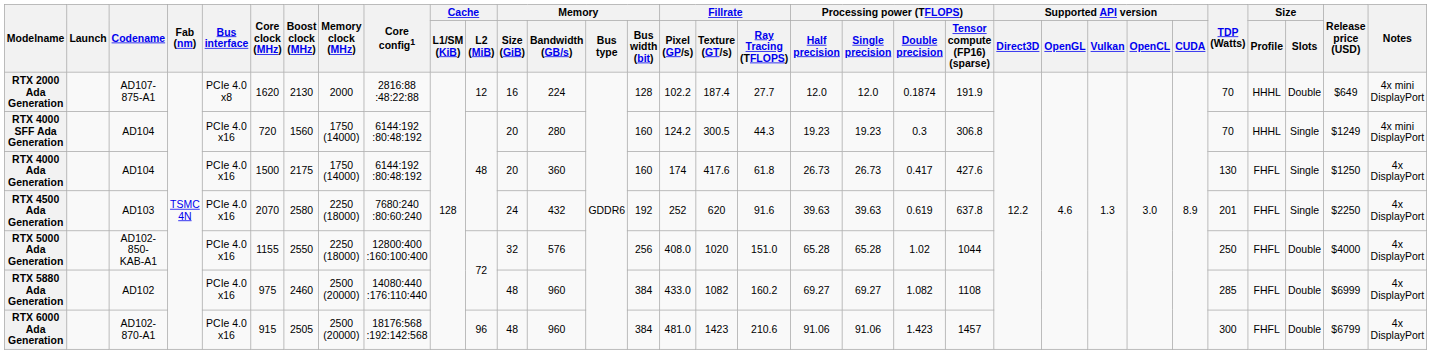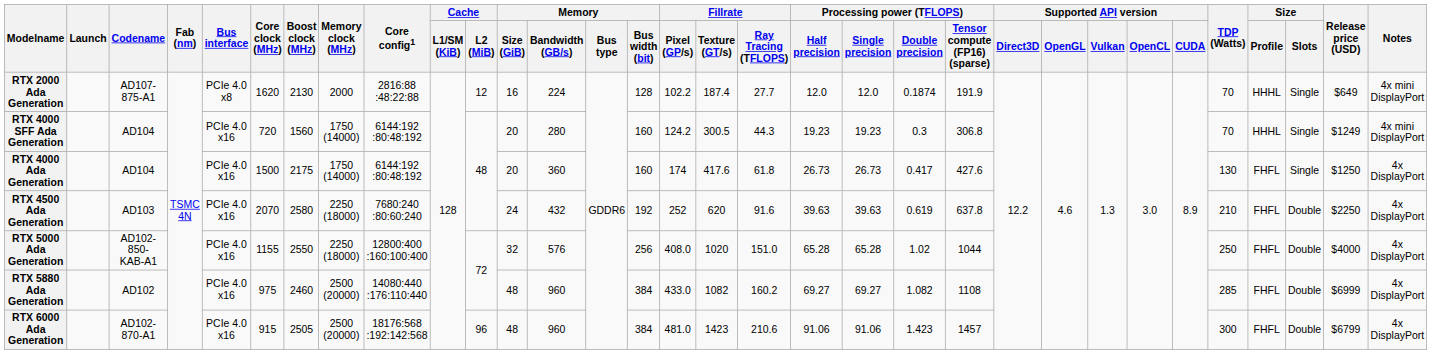(1305, 91) Double -> (1305, 91) Single
(1228, 210) 201 -> (1228, 210) 210
(1305, 210) Single -> (1305, 210) Double
